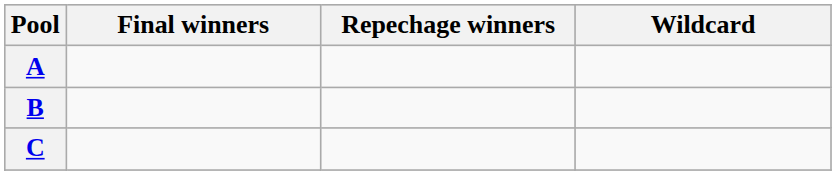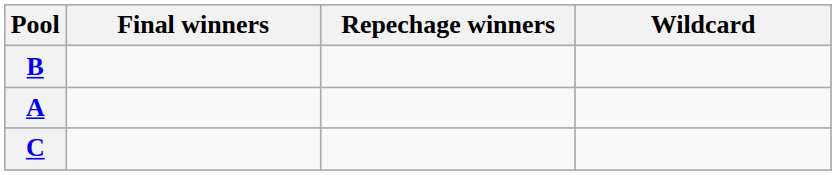rows swapped: (35, 66) <-> (35, 107)
